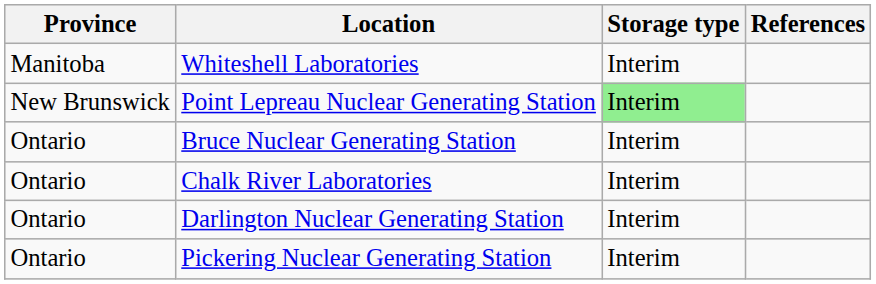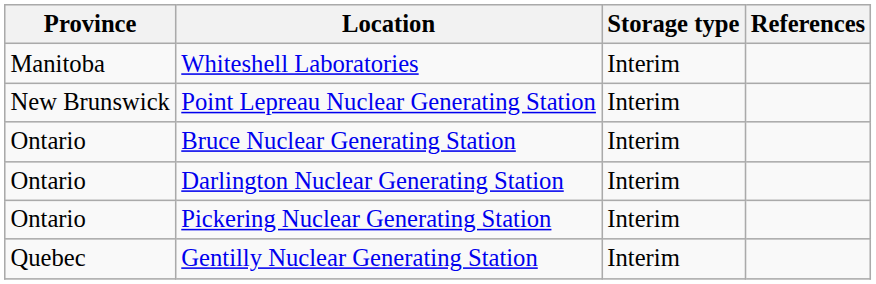(644, 102) lightgreen background -> (644, 102) no background
- row: (306, 180)
+ row: (360, 258)
